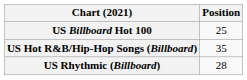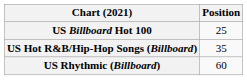(221, 65) 28 -> (221, 65) 60
